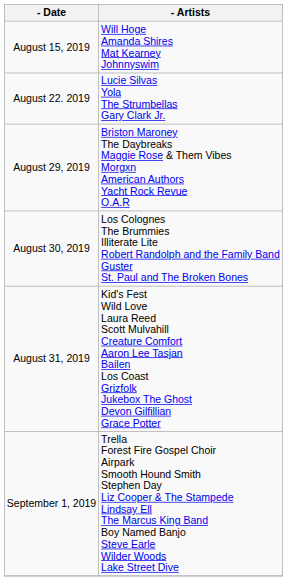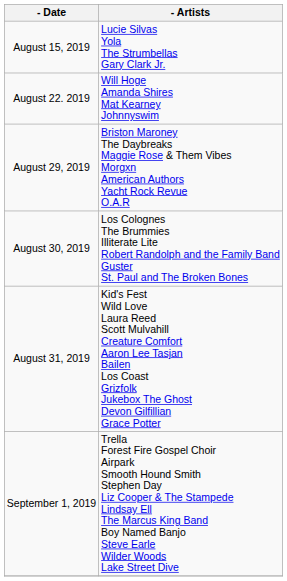(137, 47) Will Hoge Amanda Shires Mat Kearney Johnnyswim -> (139, 47) Lucie Silvas Yola The Strumbellas Gary Clark Jr.
(139, 99) Lucie Silvas Yola The Strumbellas Gary Clark Jr. -> (137, 99) Will Hoge Amanda Shires Mat Kearney Johnnyswim
